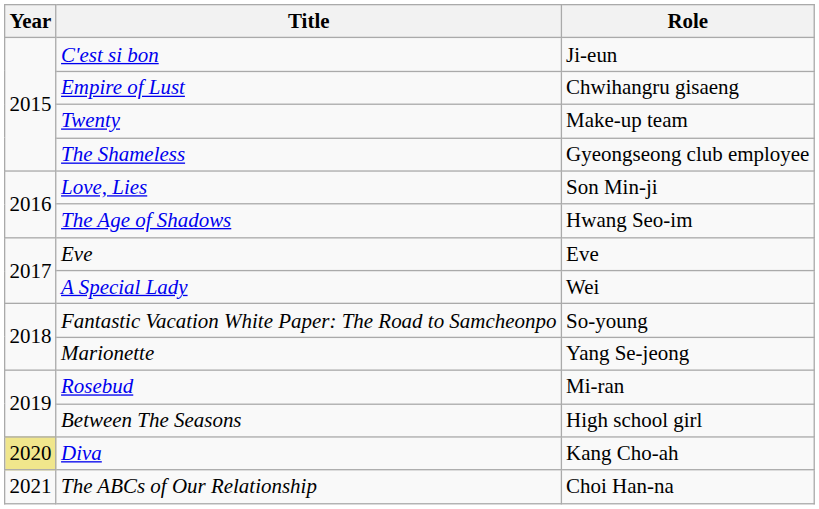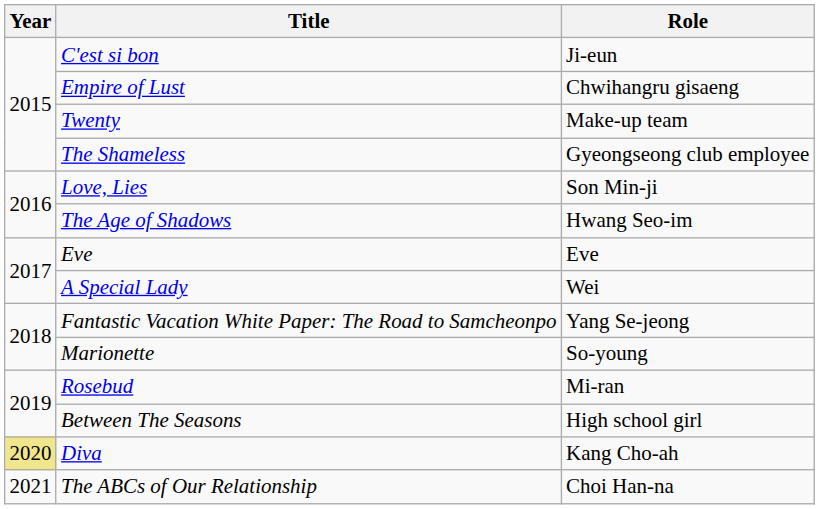(607, 320) So-young -> (628, 320) Yang Se-jeong
(628, 353) Yang Se-jeong -> (607, 353) So-young
